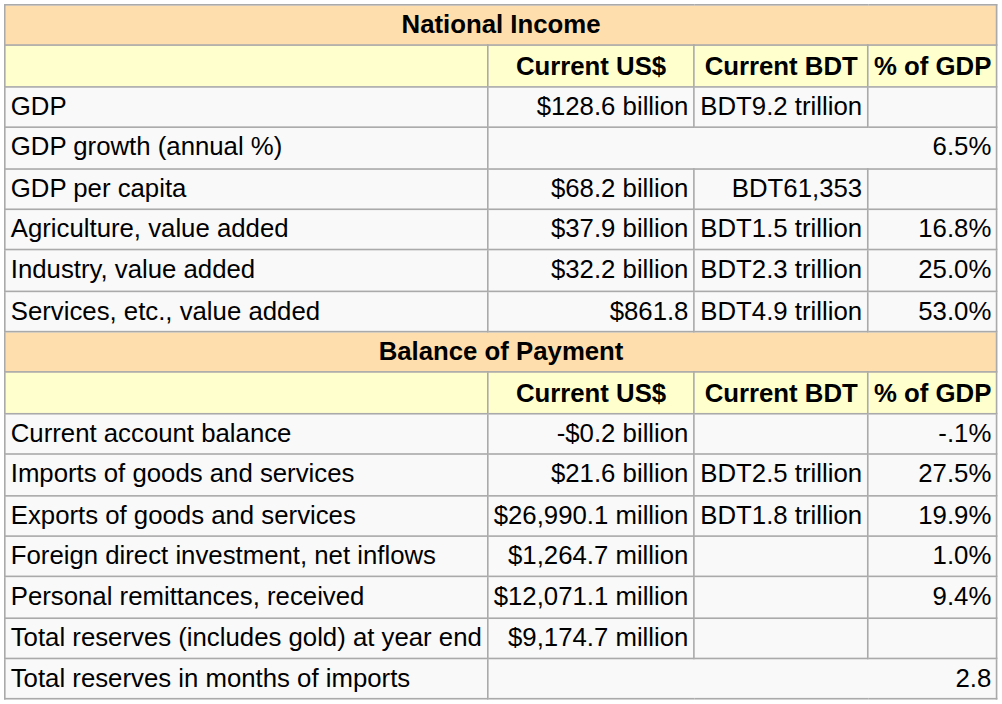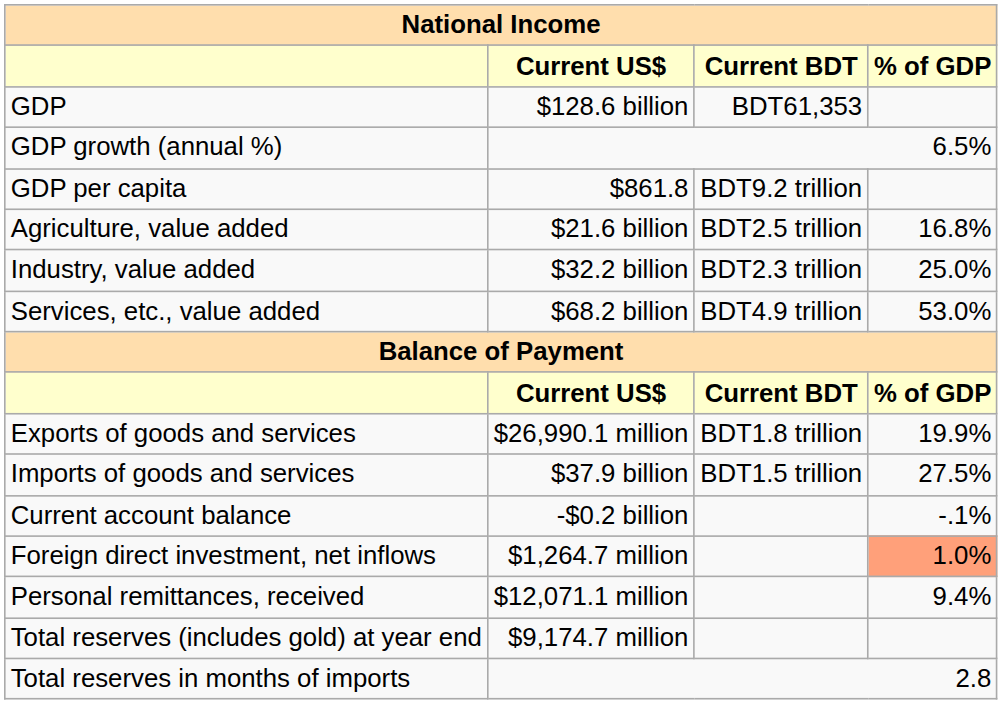(781, 106) BDT9.2 trillion -> (797, 106) BDT61,353
(620, 188) $68.2 billion -> (649, 188) $861.8
(797, 188) BDT61,353 -> (781, 188) BDT9.2 trillion
(620, 229) $37.9 billion -> (620, 229) $21.6 billion
(781, 229) BDT1.5 trillion -> (781, 229) BDT2.5 trillion
(649, 310) $861.8 -> (620, 310) $68.2 billion
rows swapped: (151, 433) <-> (183, 515)
(620, 474) $21.6 billion -> (620, 474) $37.9 billion
(781, 474) BDT2.5 trillion -> (781, 474) BDT1.5 trillion
(962, 556) no background -> (962, 556) lightsalmon background
